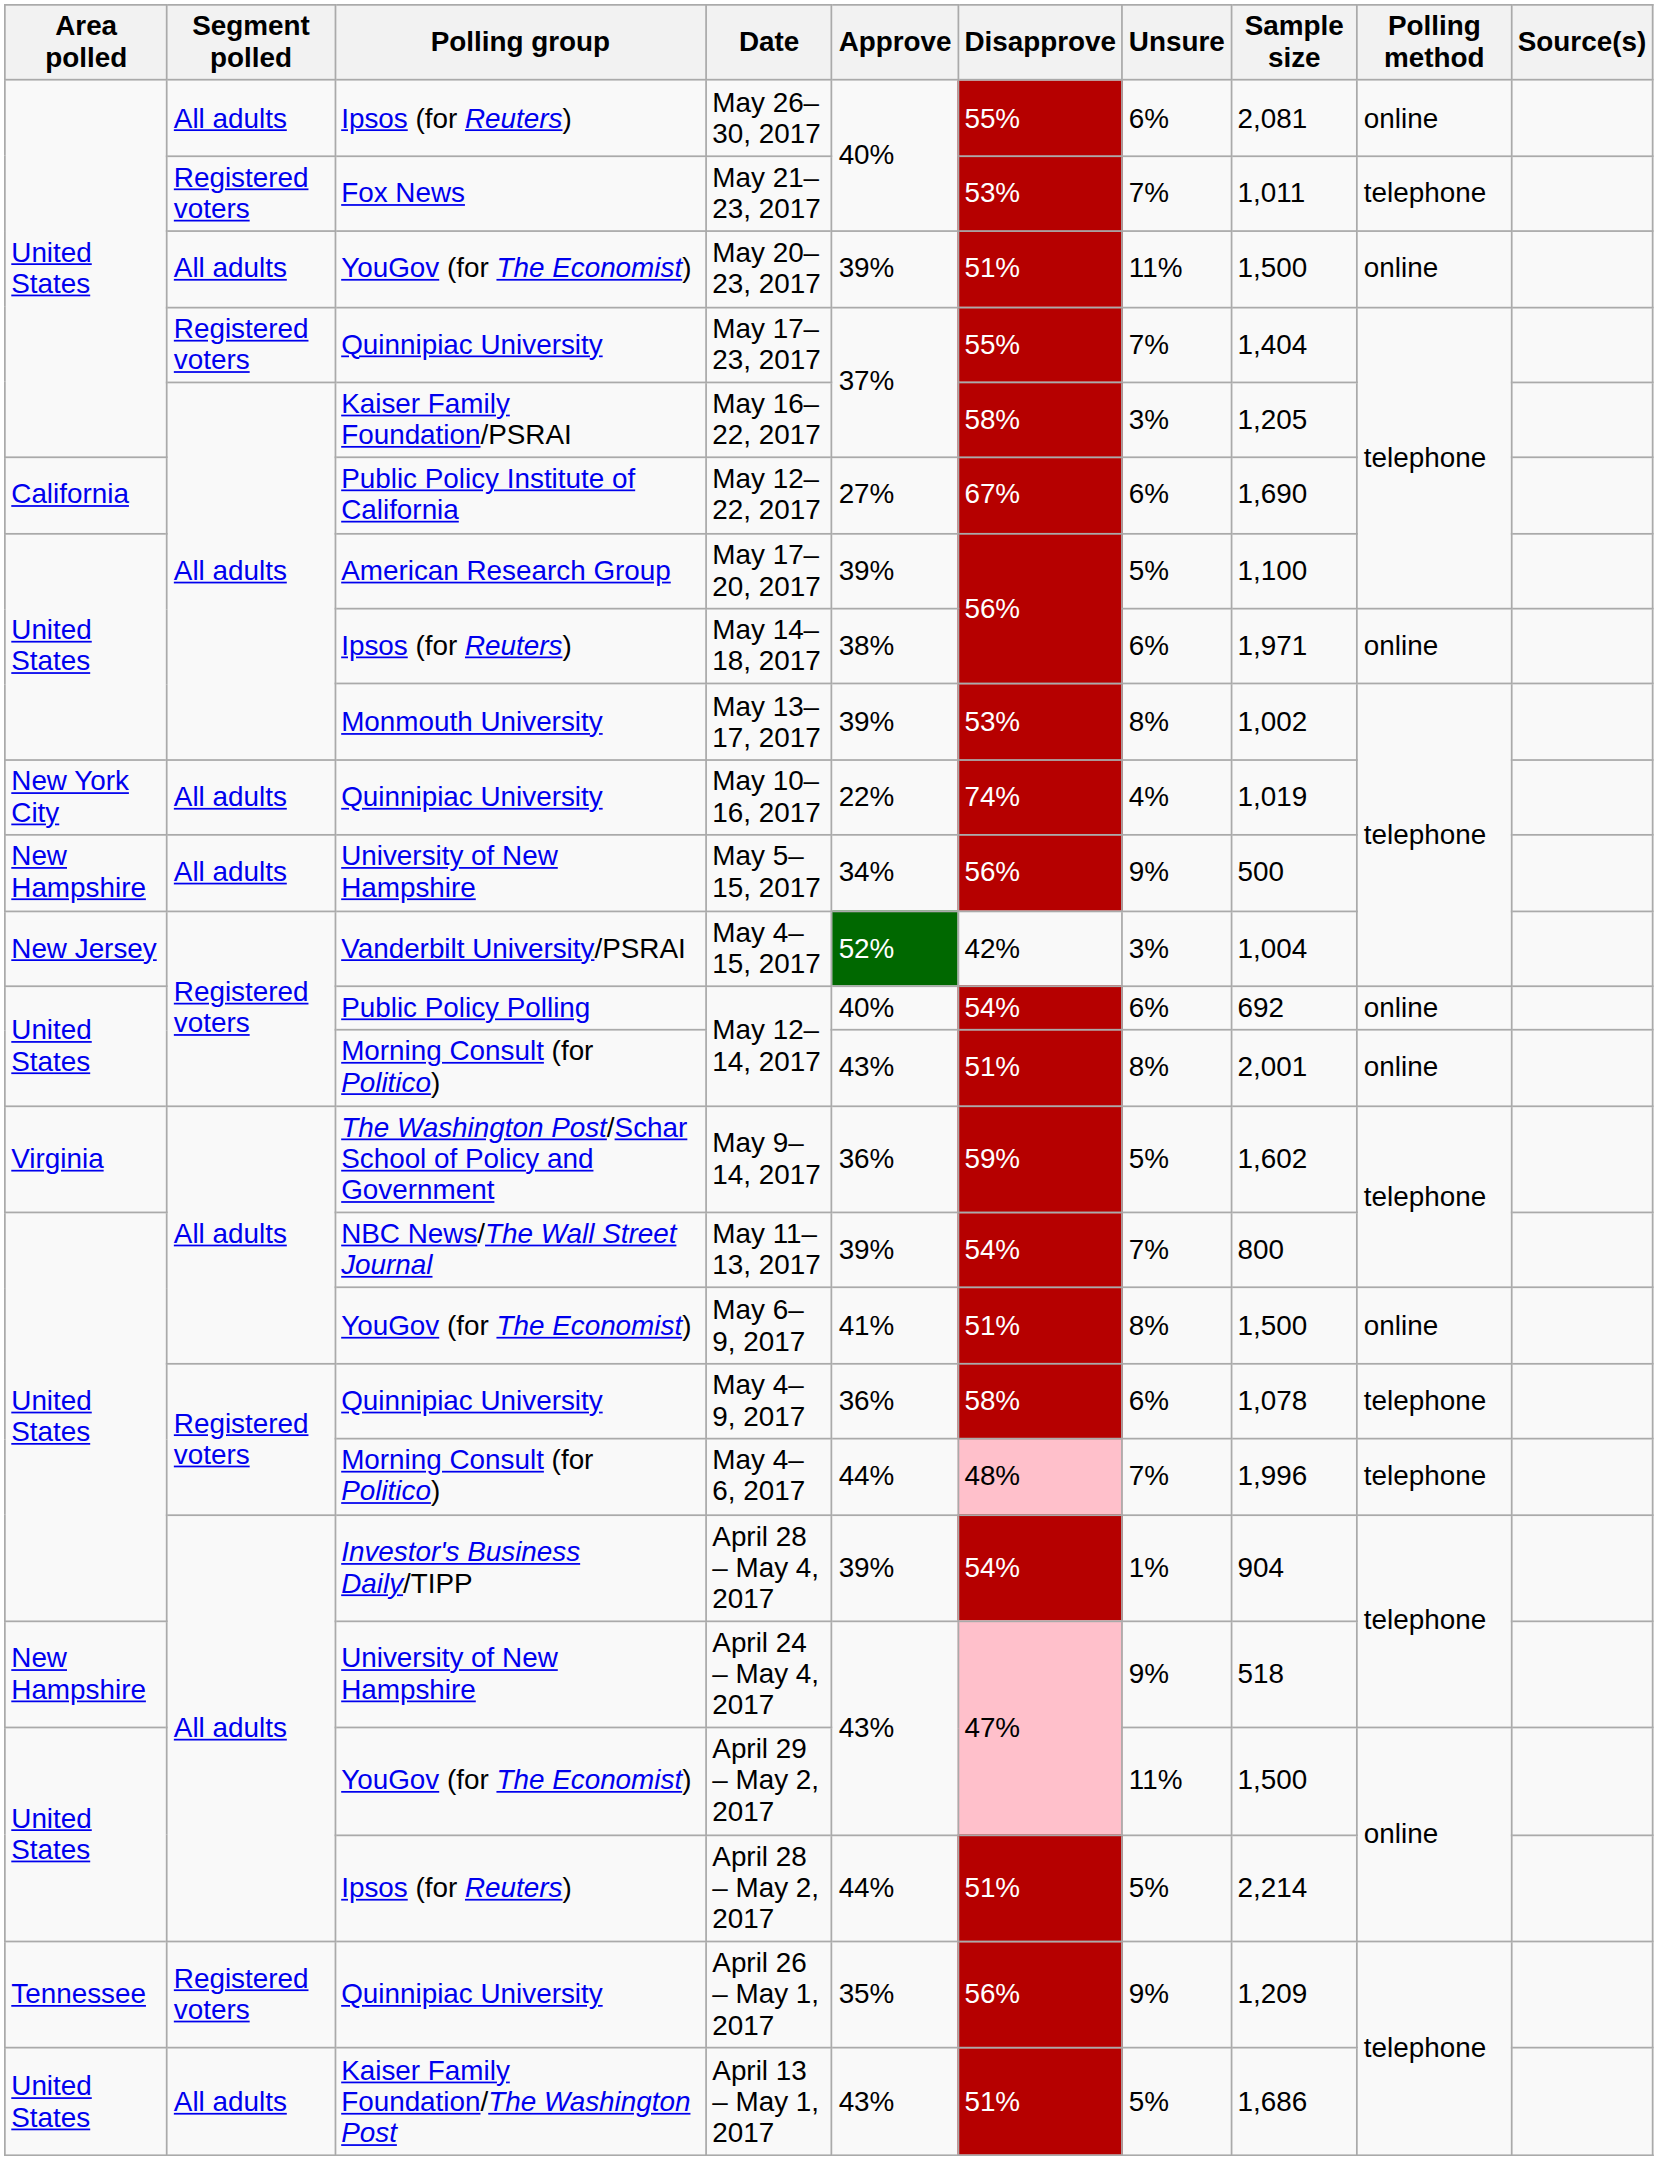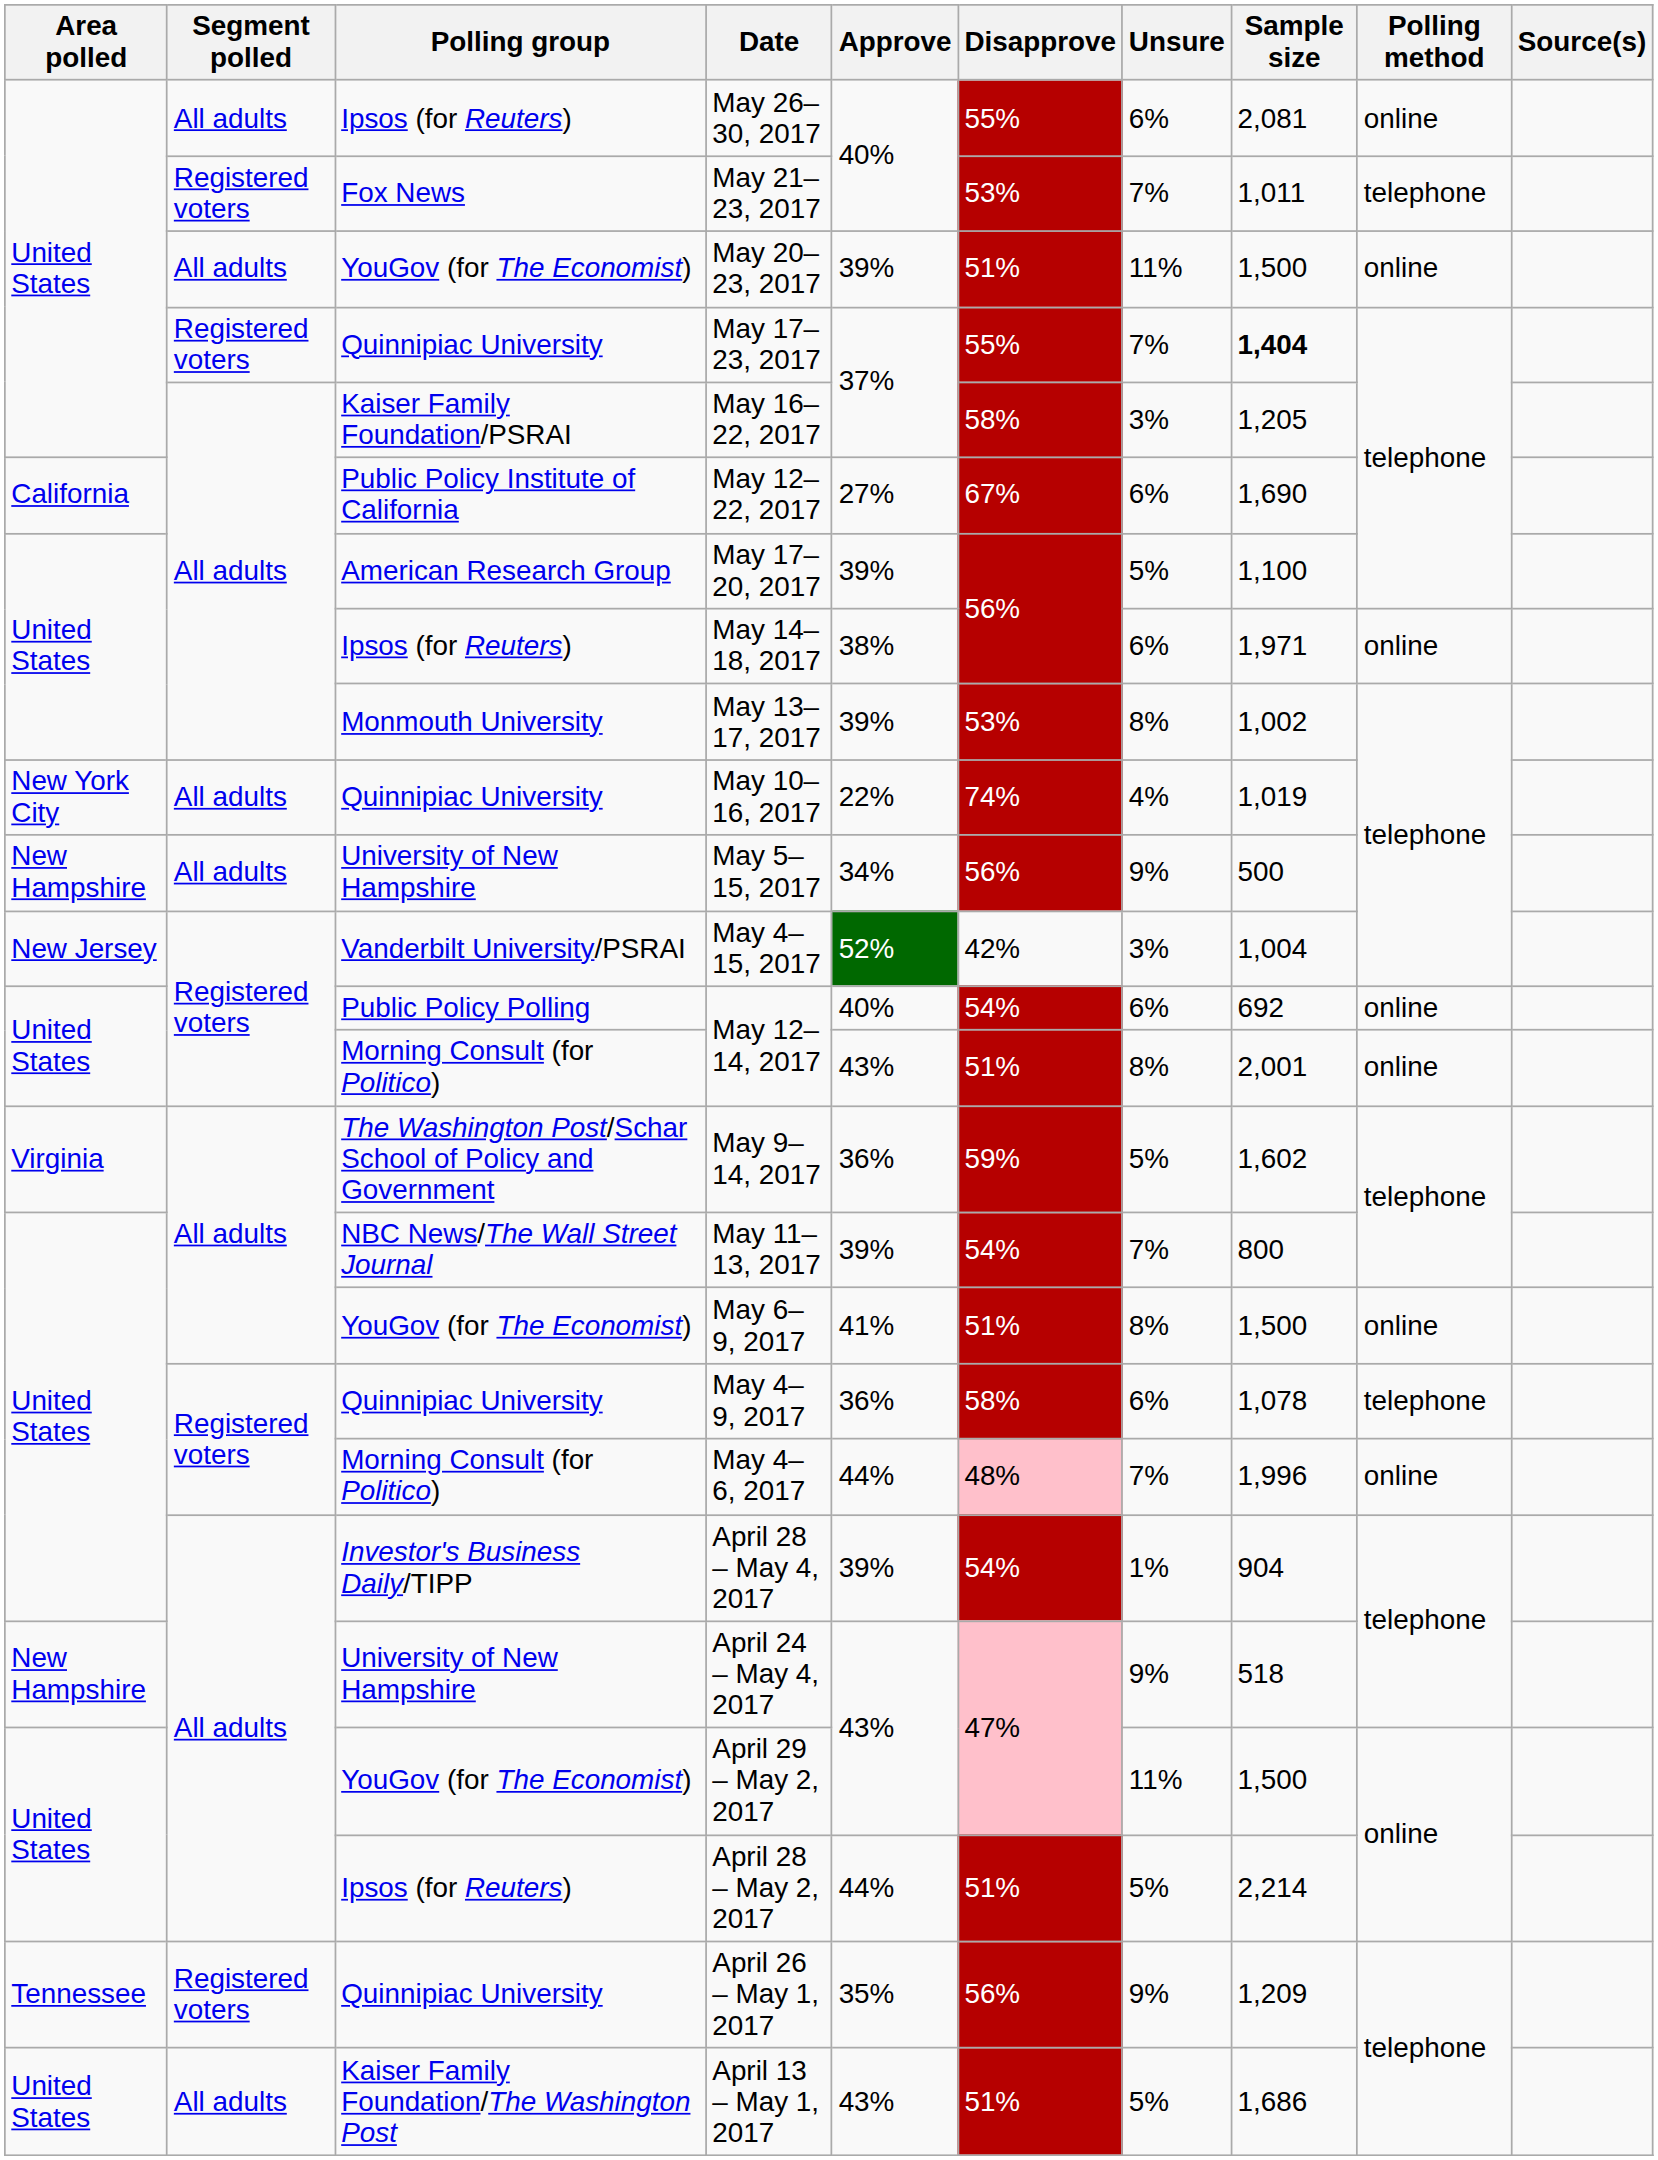(1272, 344) normal -> (1272, 344) bold
(1425, 1476) telephone -> (1401, 1476) online
